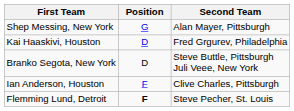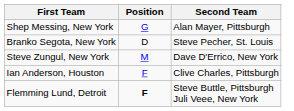- row: (53, 42)
(223, 63) Steve Buttle, Pittsburgh Juli Veee, New York -> (223, 42) Steve Pecher, St. Louis
+ row: (58, 57)
(223, 99) Steve Pecher, St. Louis -> (223, 93) Steve Buttle, Pittsburgh Juli Veee, New York
